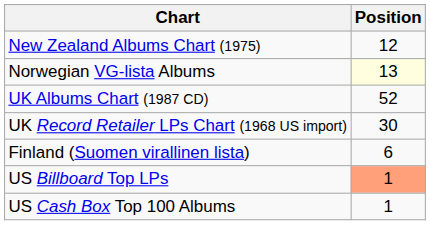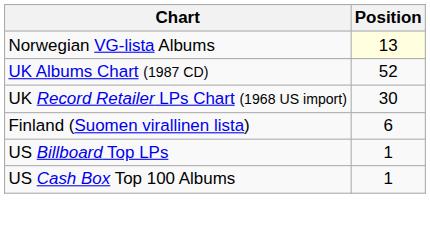- row: (134, 44)
(388, 179) lightsalmon background -> (388, 152) no background
